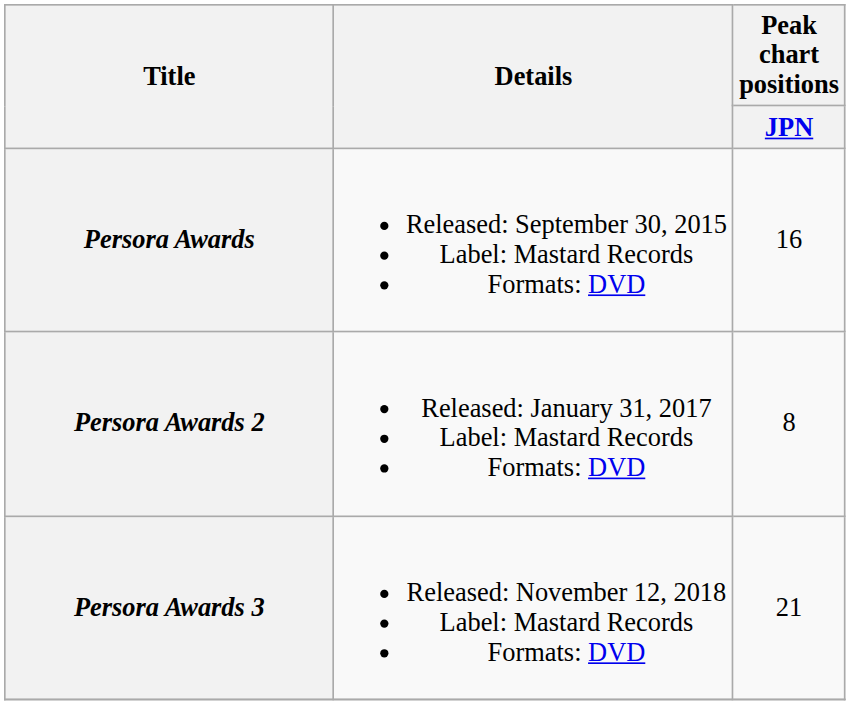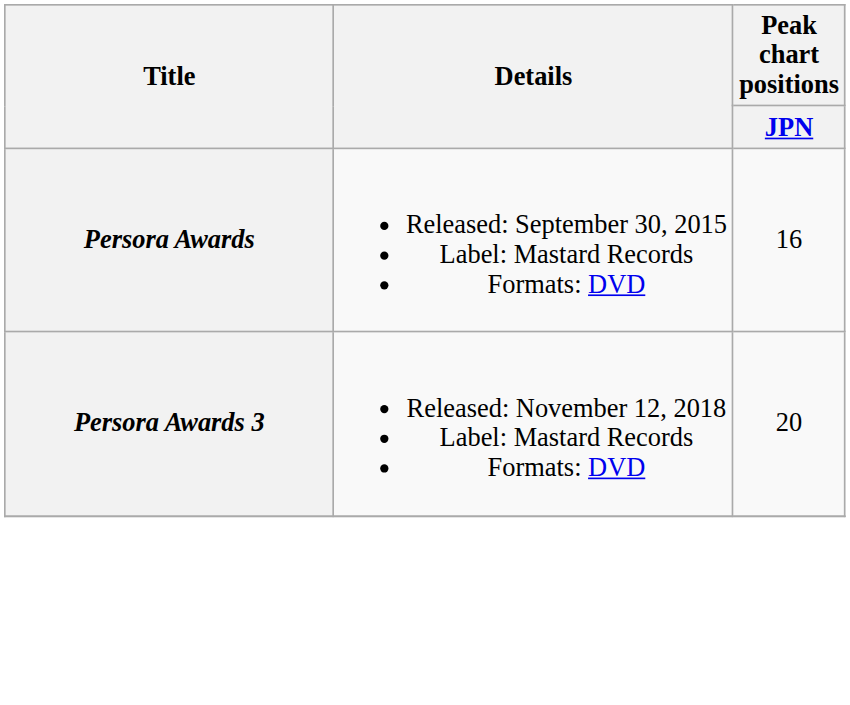- row: (169, 423)
(789, 607) 21 -> (789, 423) 20
